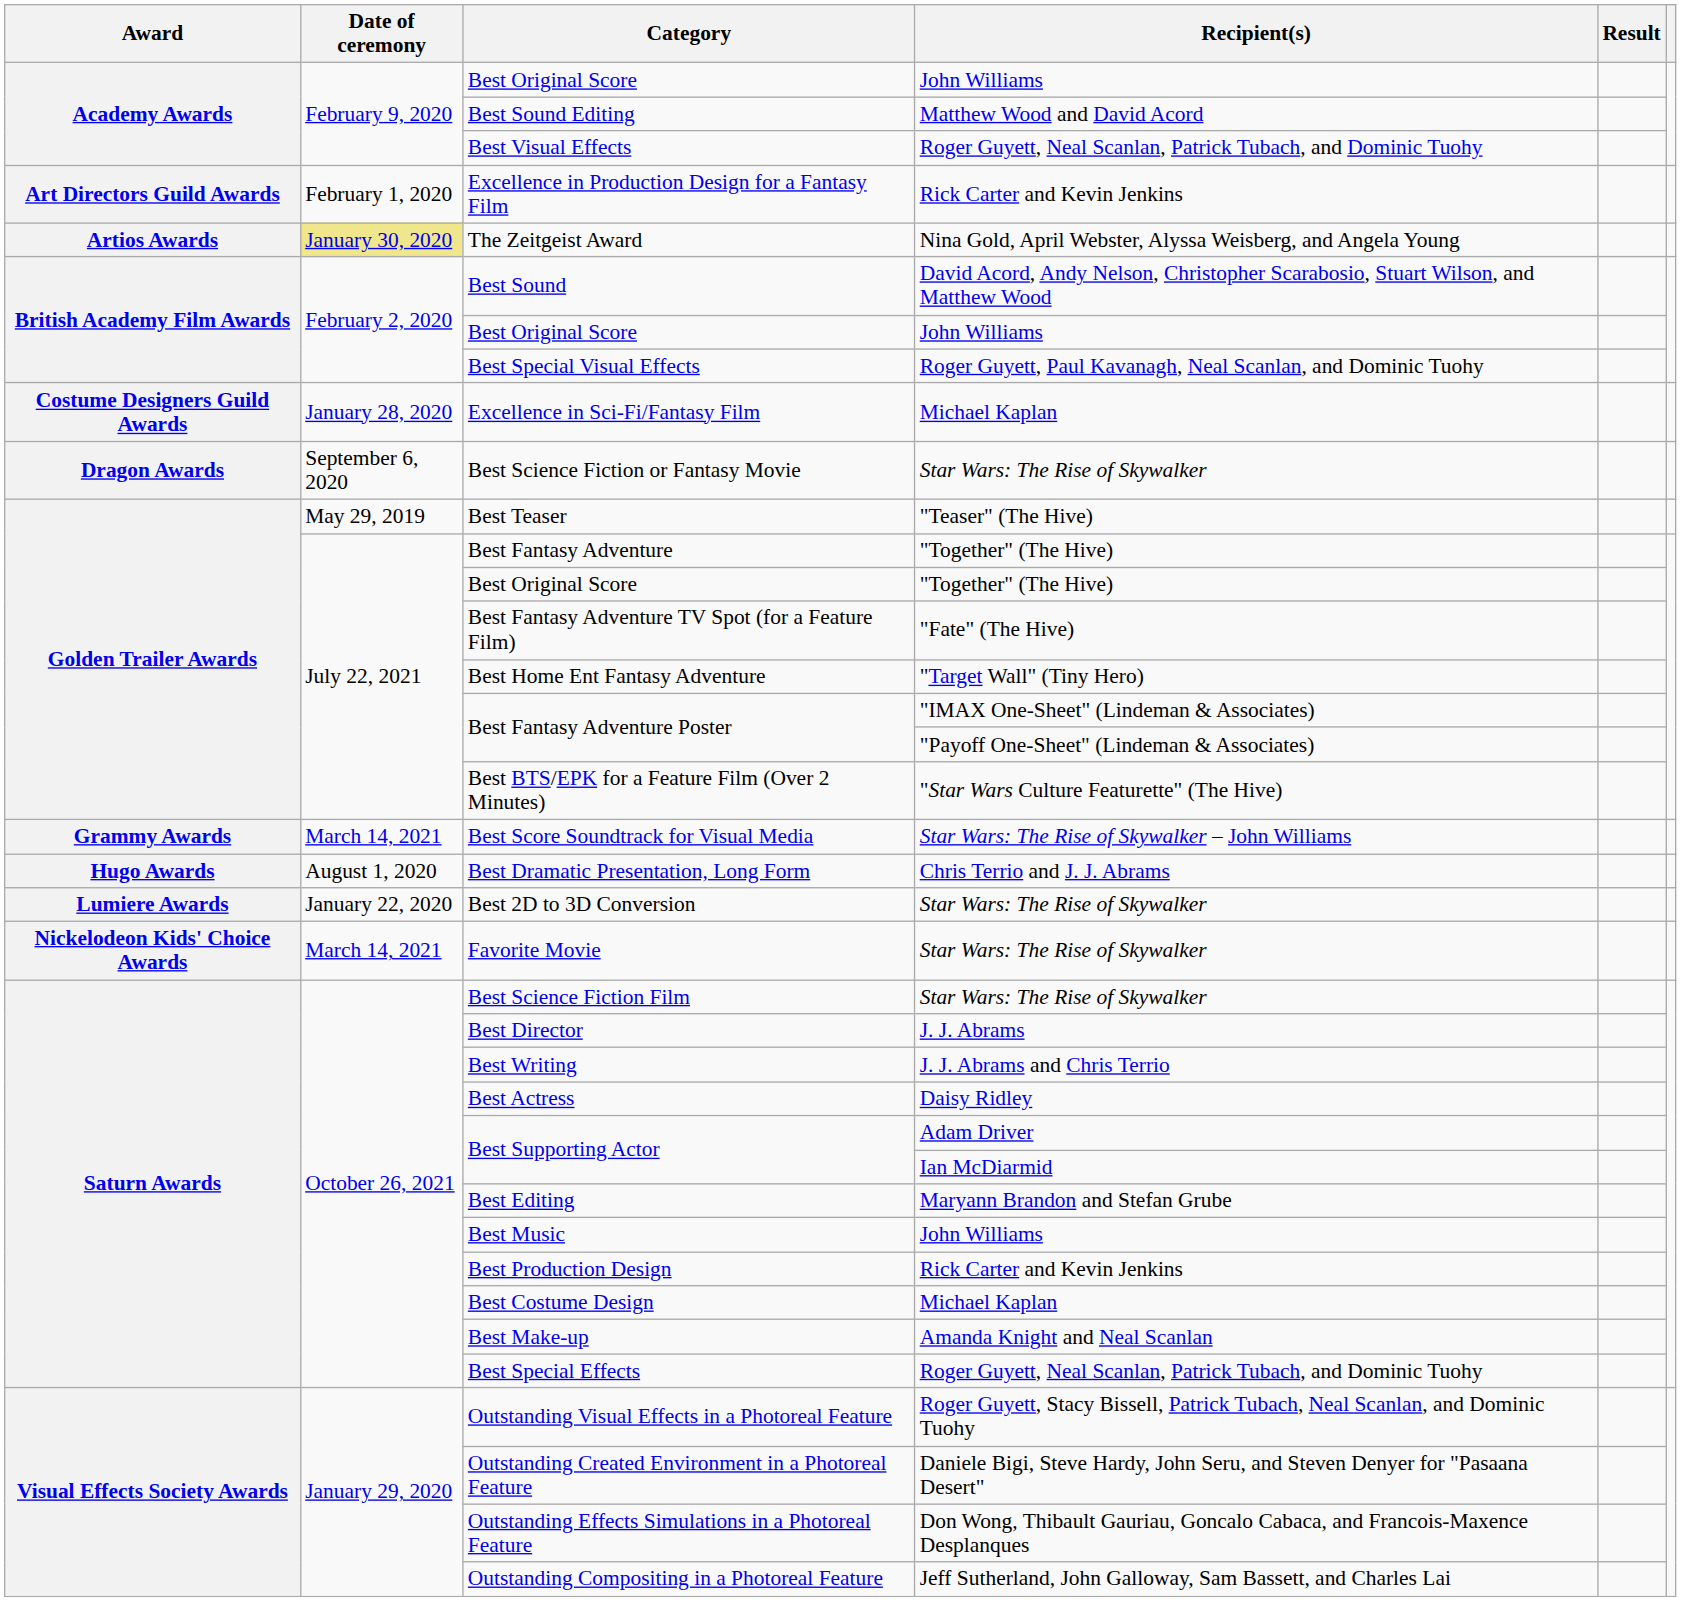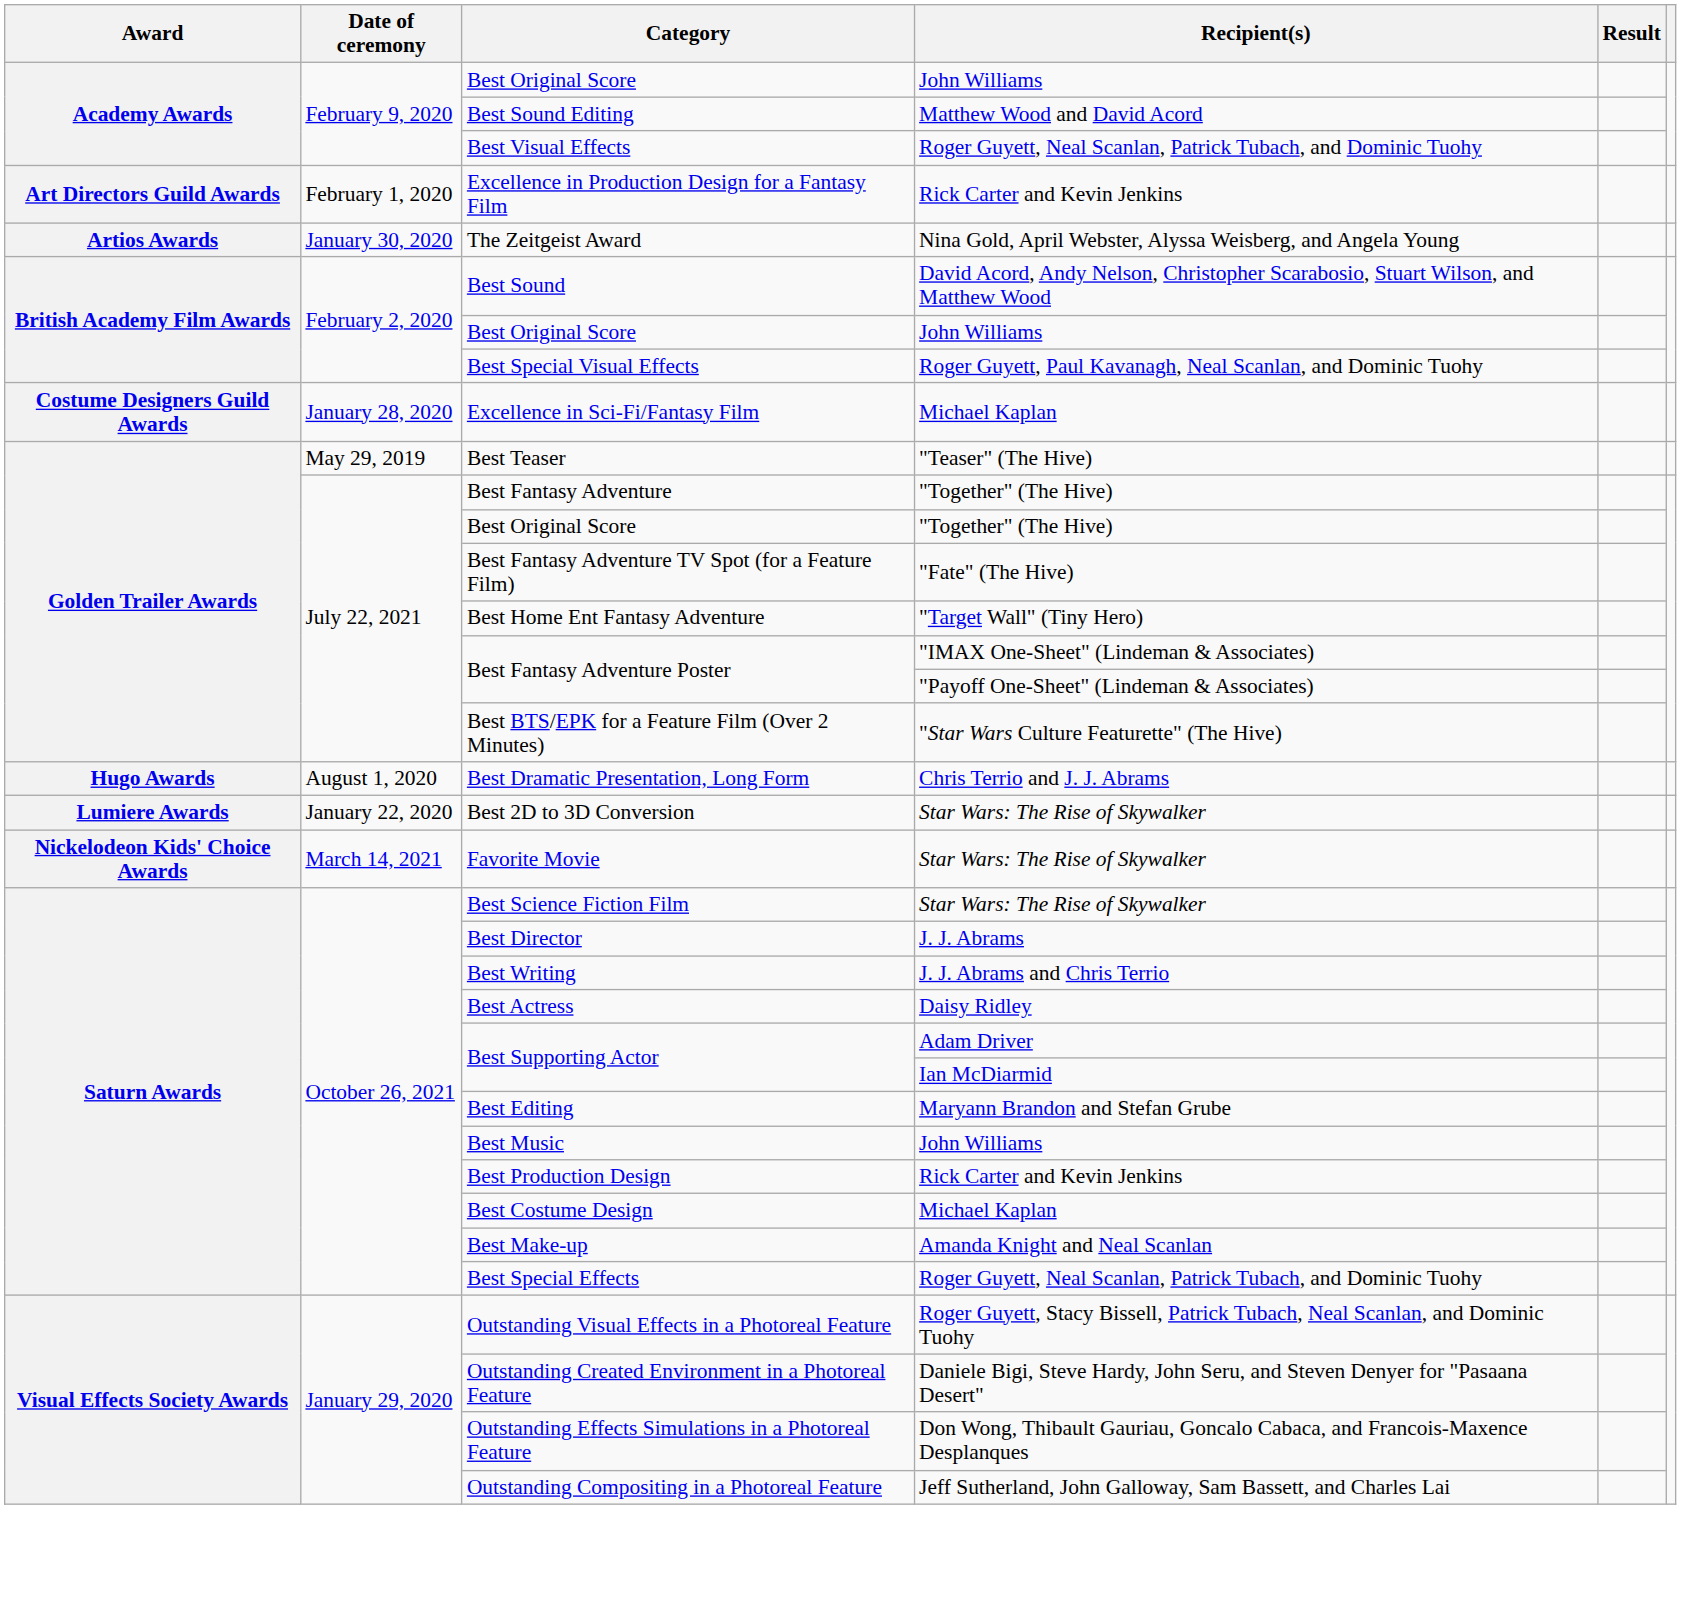(379, 239) khaki background -> (379, 239) no background
- row: (634, 470)
- row: (641, 836)
